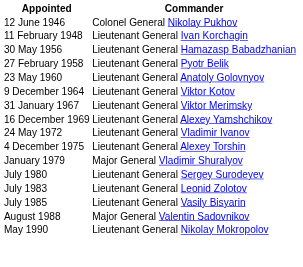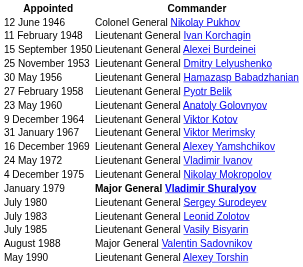+ row: (48, 50)
+ row: (47, 64)
(169, 147) Lieutenant General Alexey Torshin -> (183, 175) Lieutenant General Nikolay Mokropolov
(168, 161) normal -> (176, 188) bold
(180, 230) Lieutenant General Nikolay Mokropolov -> (172, 258) Lieutenant General Alexey Torshin
